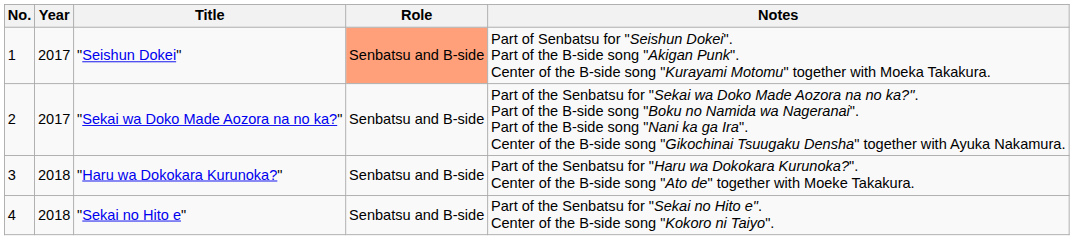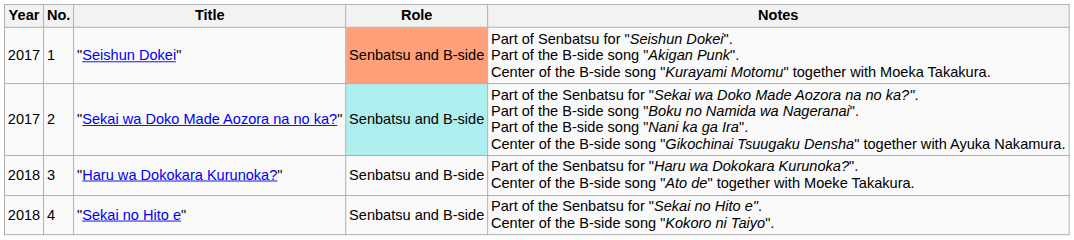columns swapped: (54, 16) <-> (20, 16)
(417, 119) no background -> (417, 119) paleturquoise background
